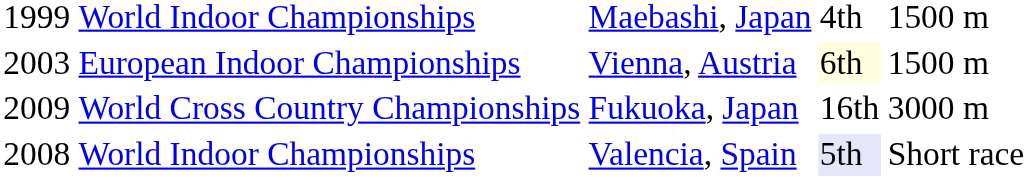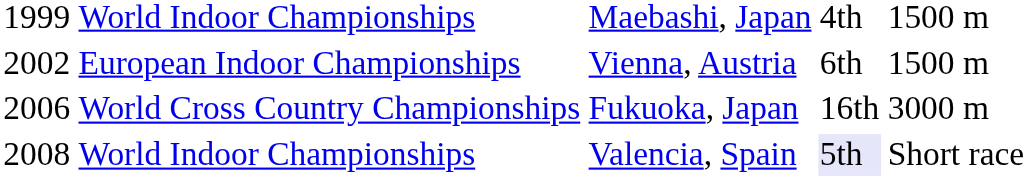(37, 62) 2003 -> (37, 62) 2002
(841, 62) lightyellow background -> (841, 62) no background
(37, 108) 2009 -> (37, 108) 2006
